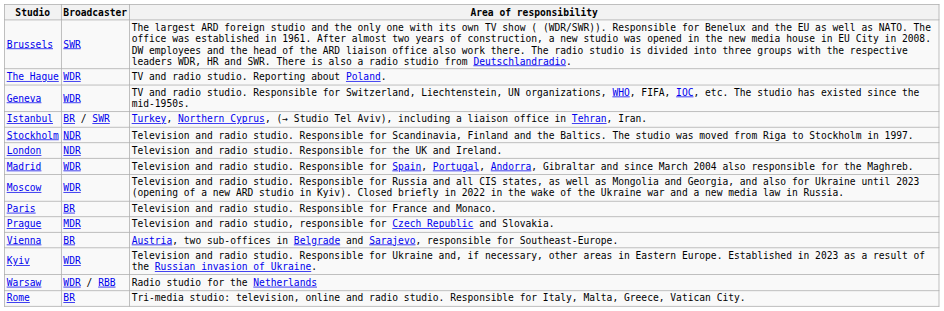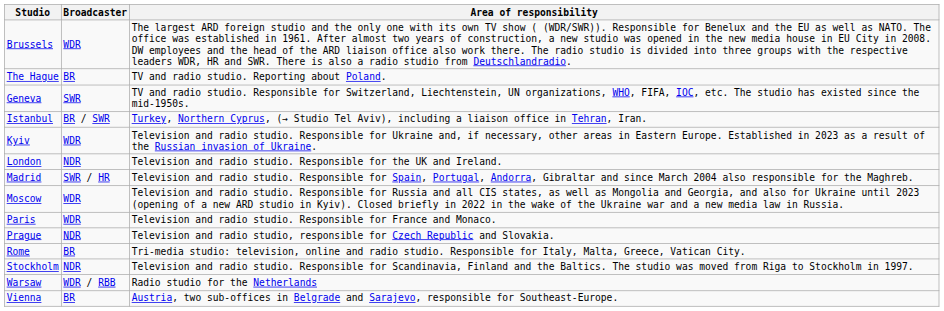(72, 45) SWR -> (72, 45) WDR
(72, 77) WDR -> (69, 77) BR
(72, 98) WDR -> (72, 98) SWR
rows swapped: (18, 261) <-> (33, 135)
(72, 166) WDR -> (87, 177) SWR / HR
(69, 209) BR -> (72, 220) WDR
(72, 224) MDR -> (72, 236) NDR
rows swapped: (18, 298) <-> (24, 240)
